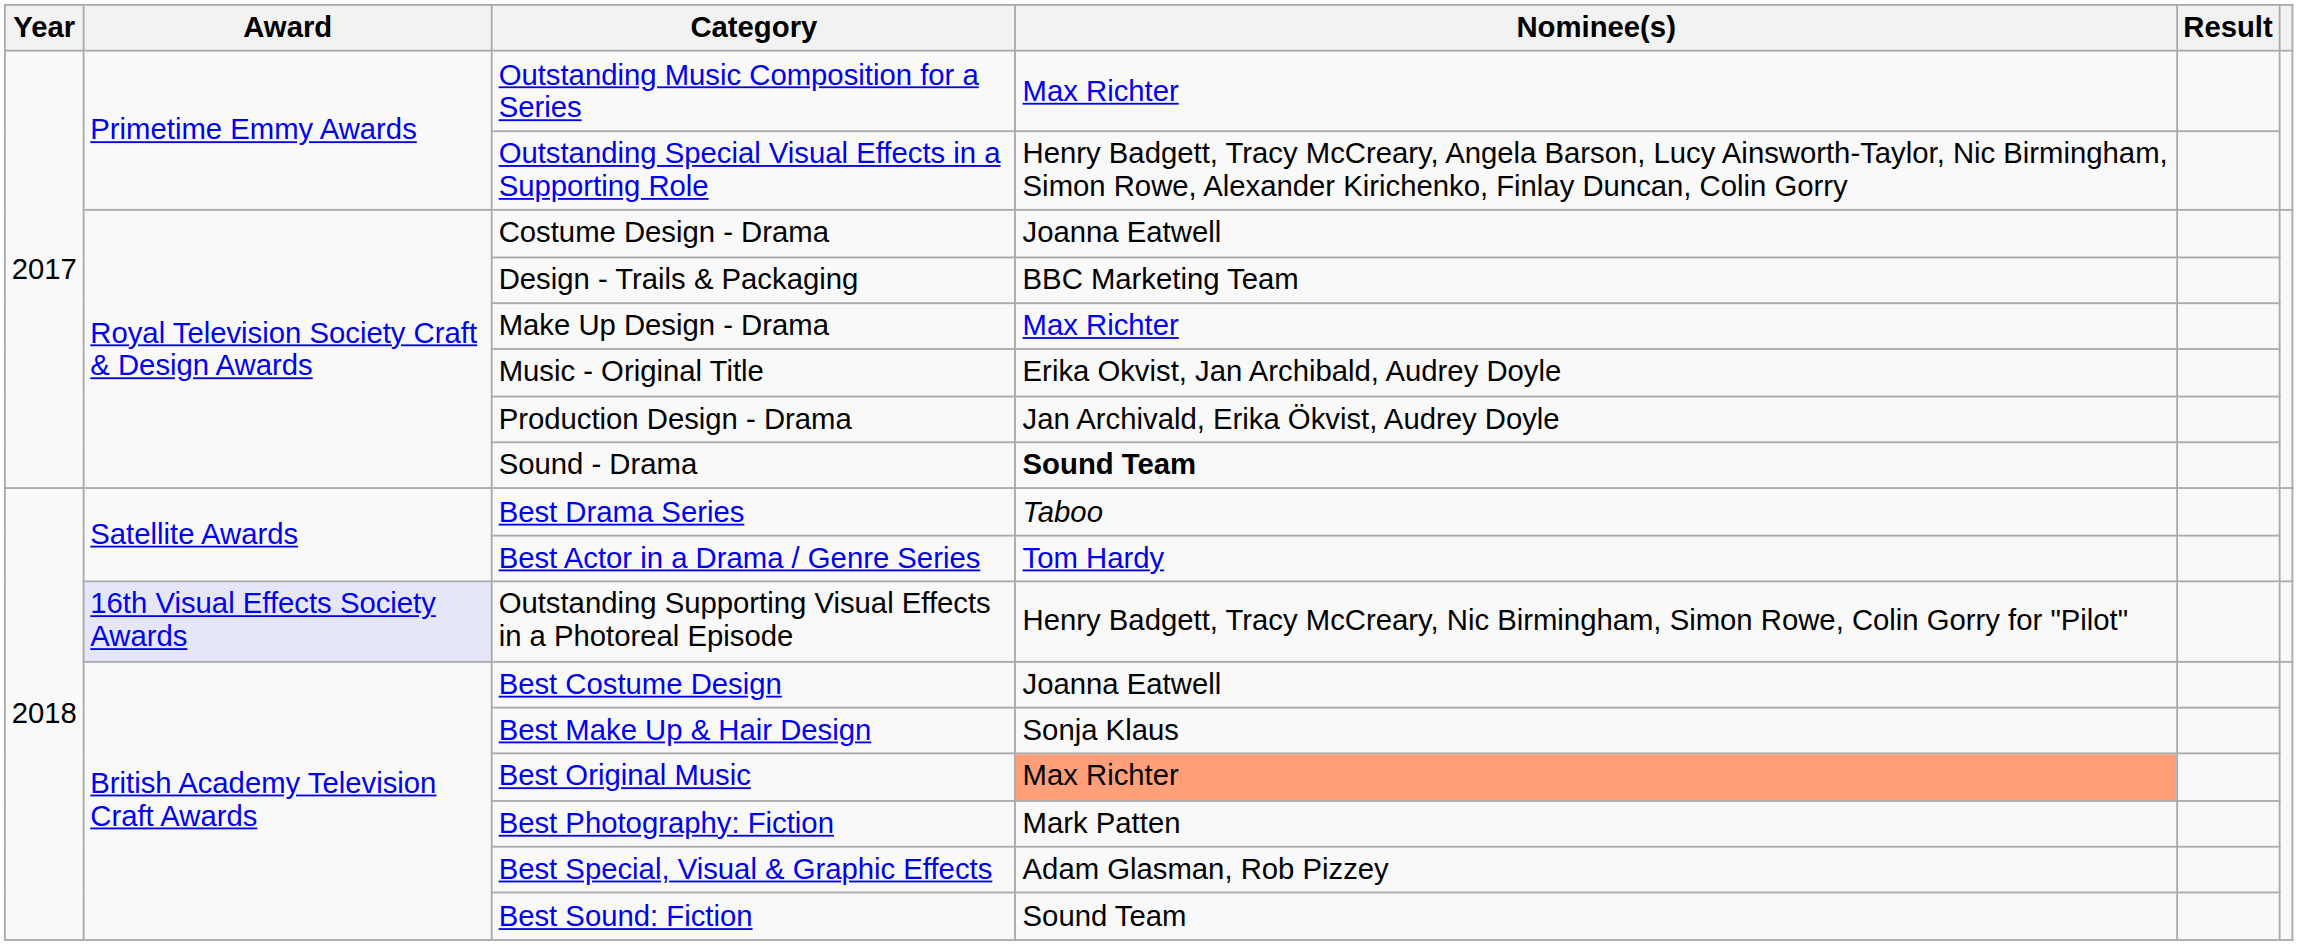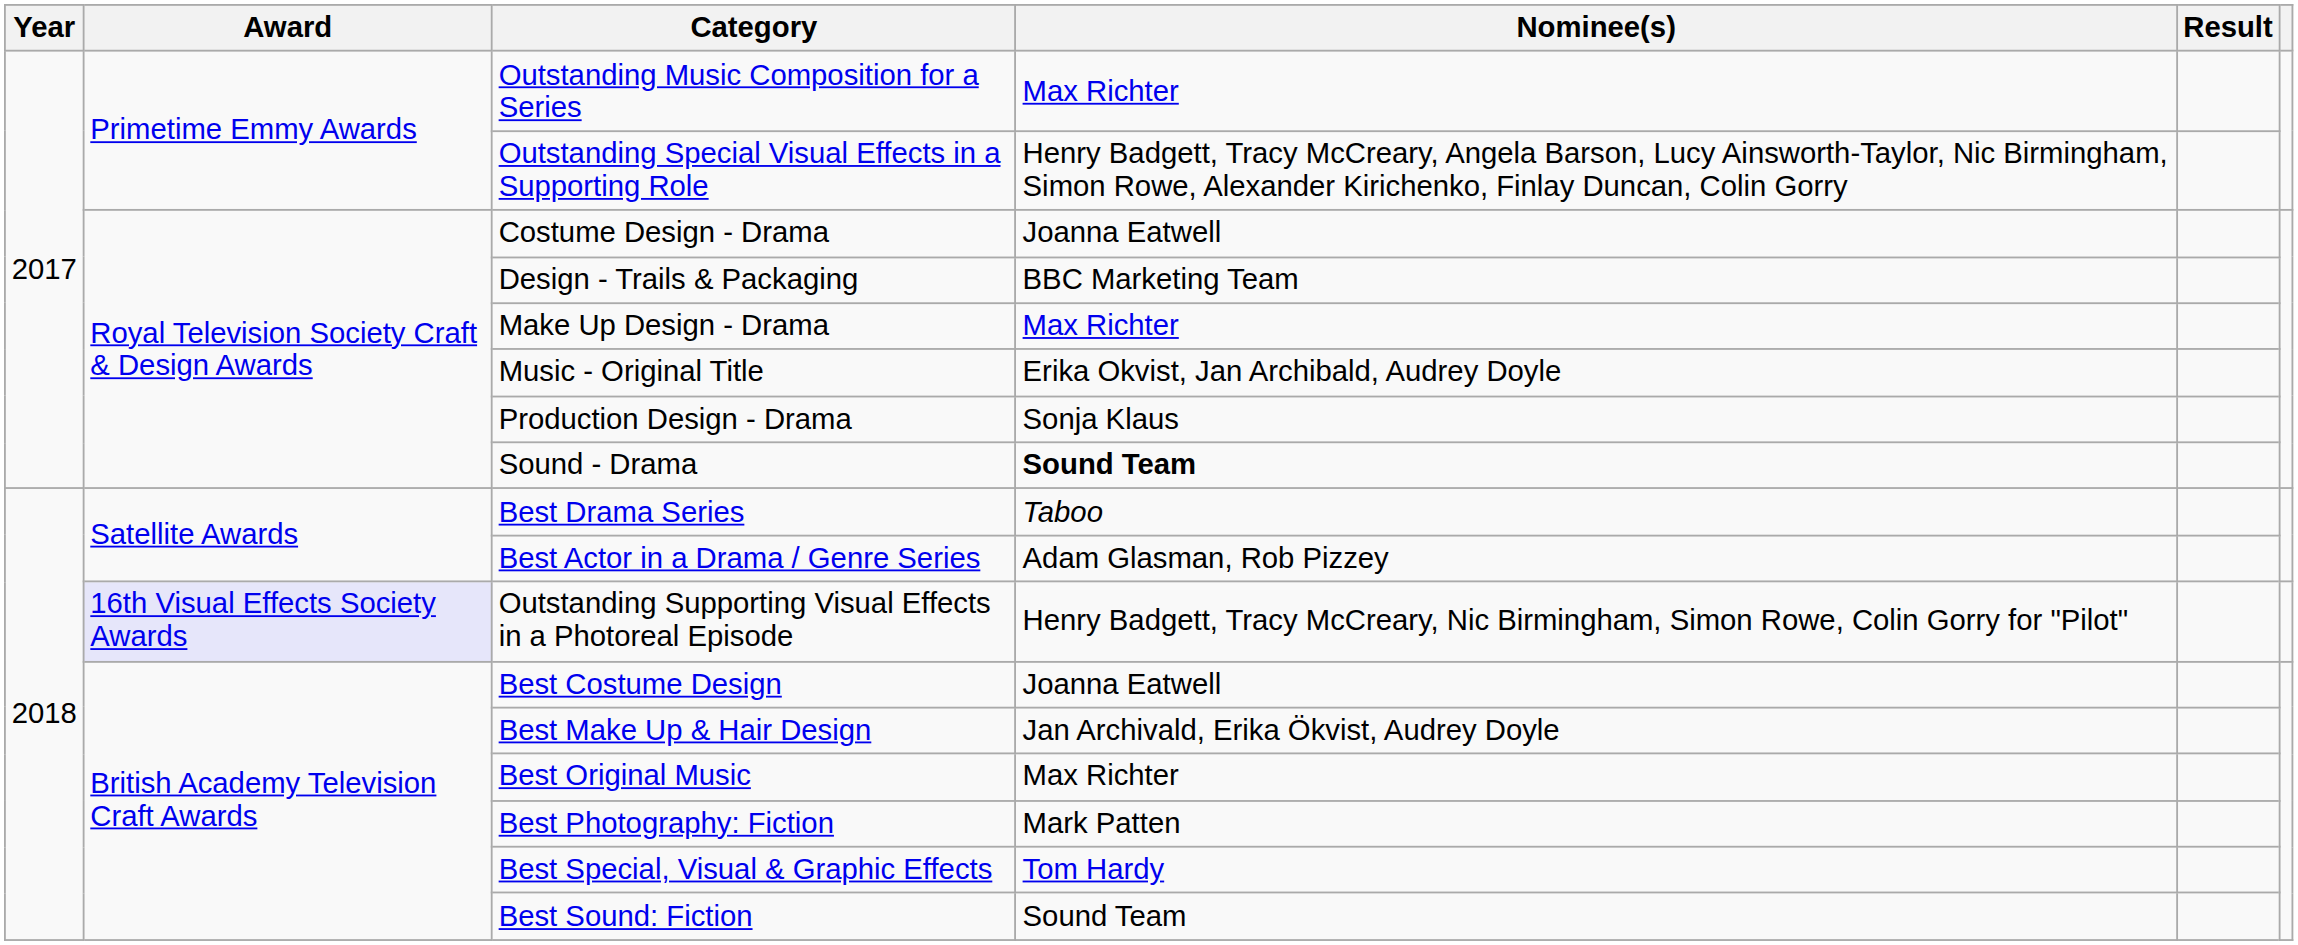(1291, 418) Jan Archivald, Erika Ökvist, Audrey Doyle -> (1101, 418) Sonja Klaus
(1093, 557) Tom Hardy -> (1206, 557) Adam Glasman, Rob Pizzey
(1101, 730) Sonja Klaus -> (1291, 730) Jan Archivald, Erika Ökvist, Audrey Doyle
(1101, 776) lightsalmon background -> (1101, 776) no background
(1206, 869) Adam Glasman, Rob Pizzey -> (1093, 869) Tom Hardy
